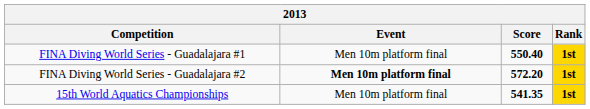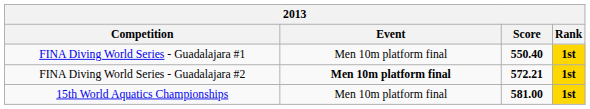(527, 74) 572.20 -> (527, 74) 572.21
(527, 94) 541.35 -> (527, 94) 581.00
